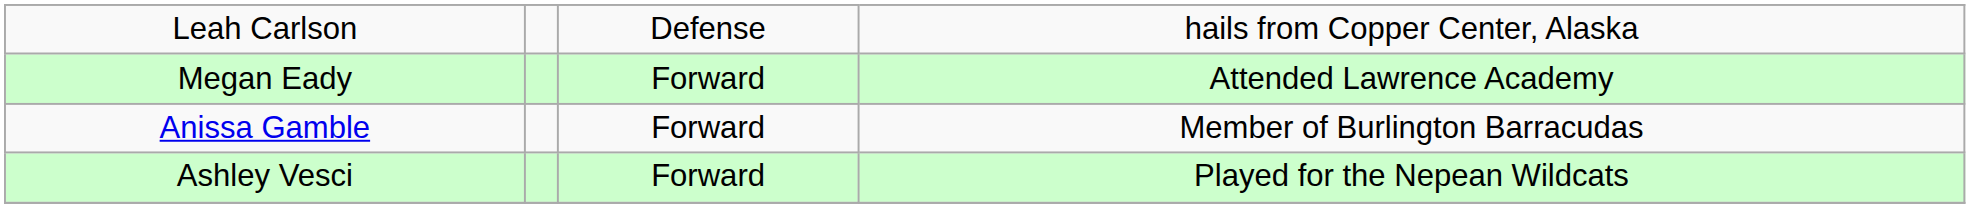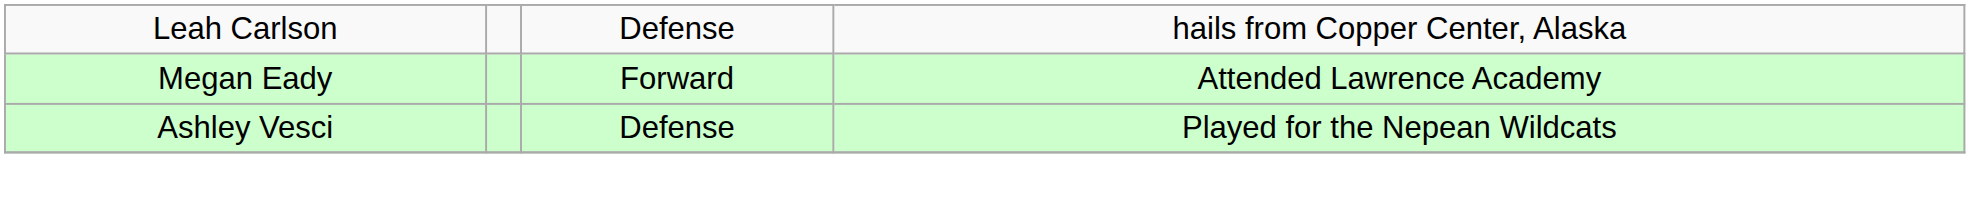- row: (265, 127)
(708, 176) Forward -> (677, 127) Defense
